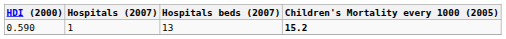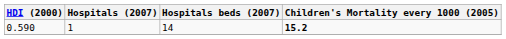(168, 27) 13 -> (168, 27) 14
